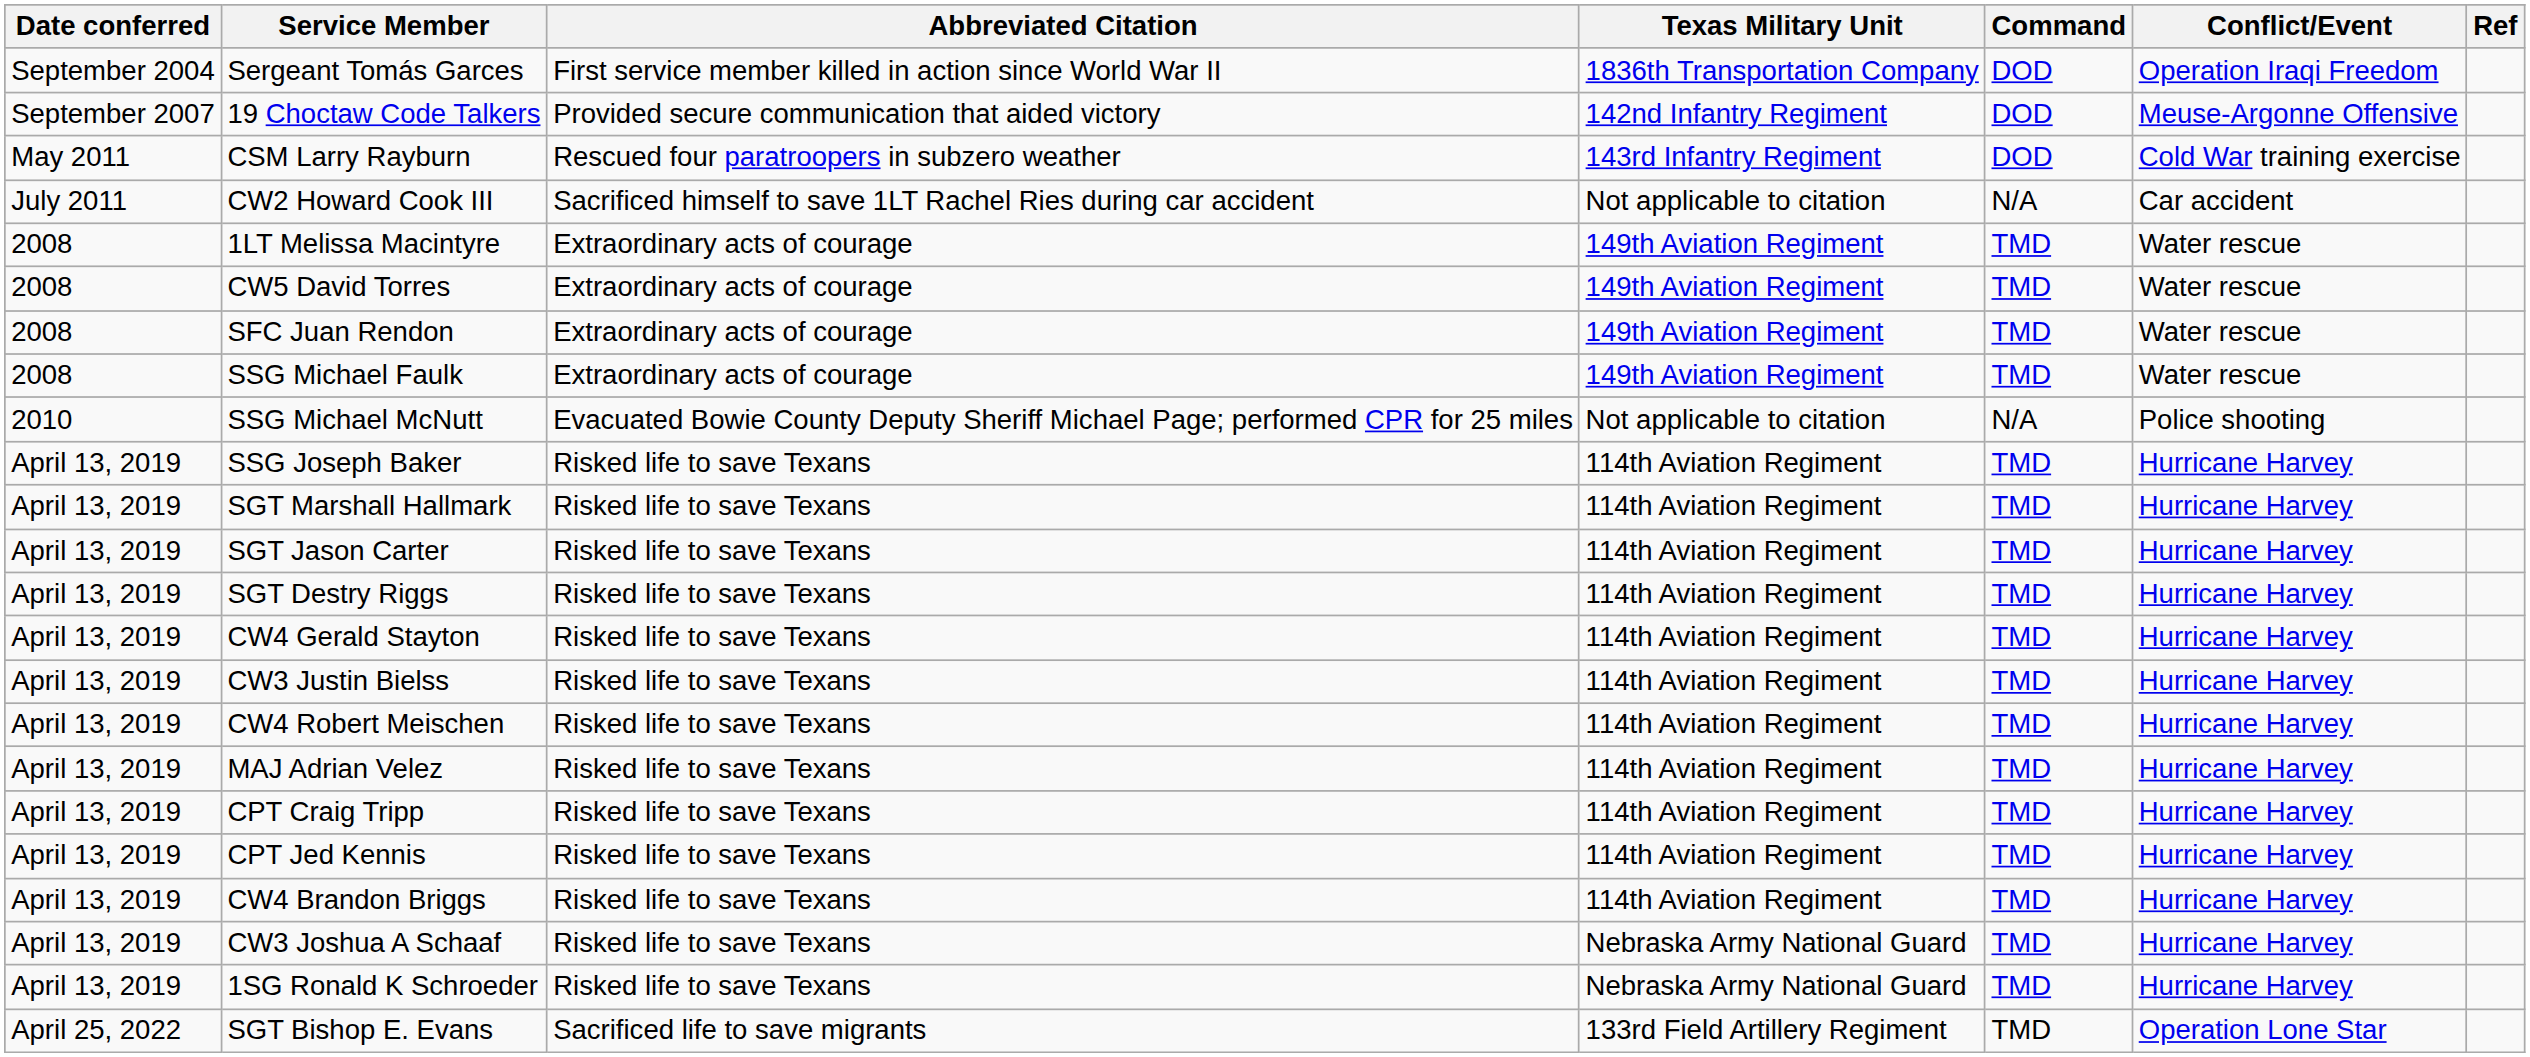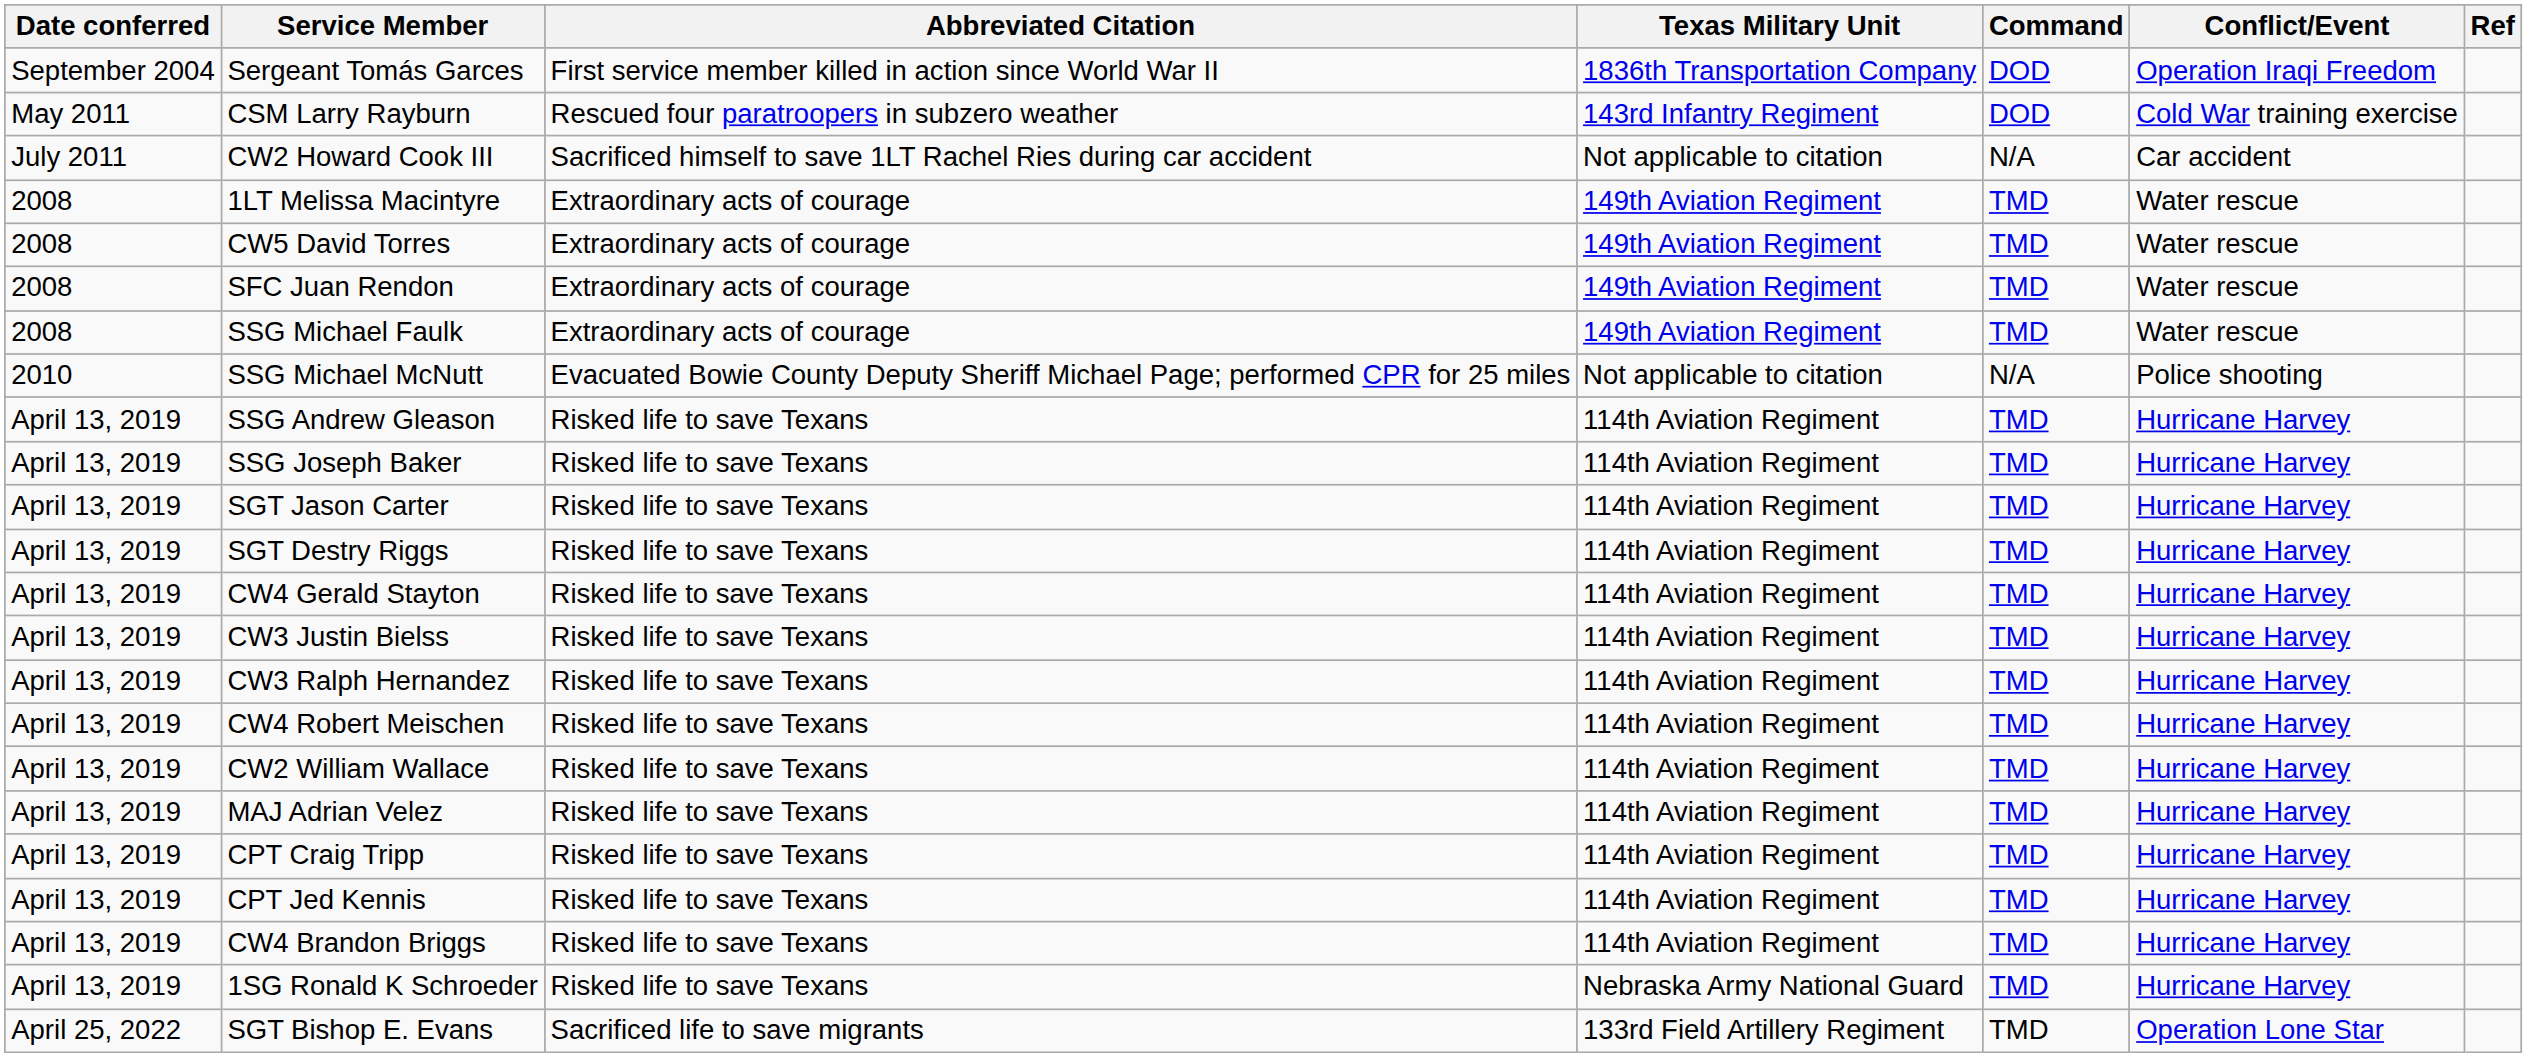- row: (384, 113)
+ row: (361, 419)
- row: (369, 506)
+ row: (369, 680)
+ row: (358, 768)
- row: (364, 942)
